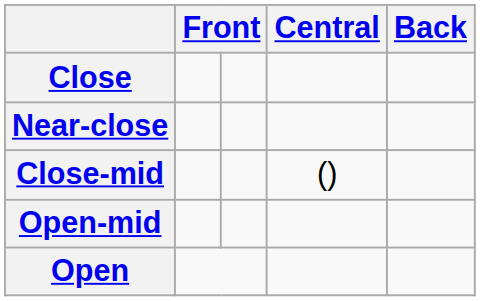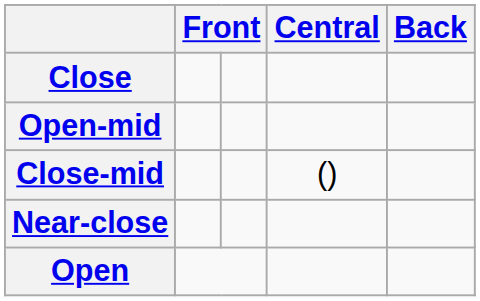rows swapped: (90, 125) <-> (90, 222)
